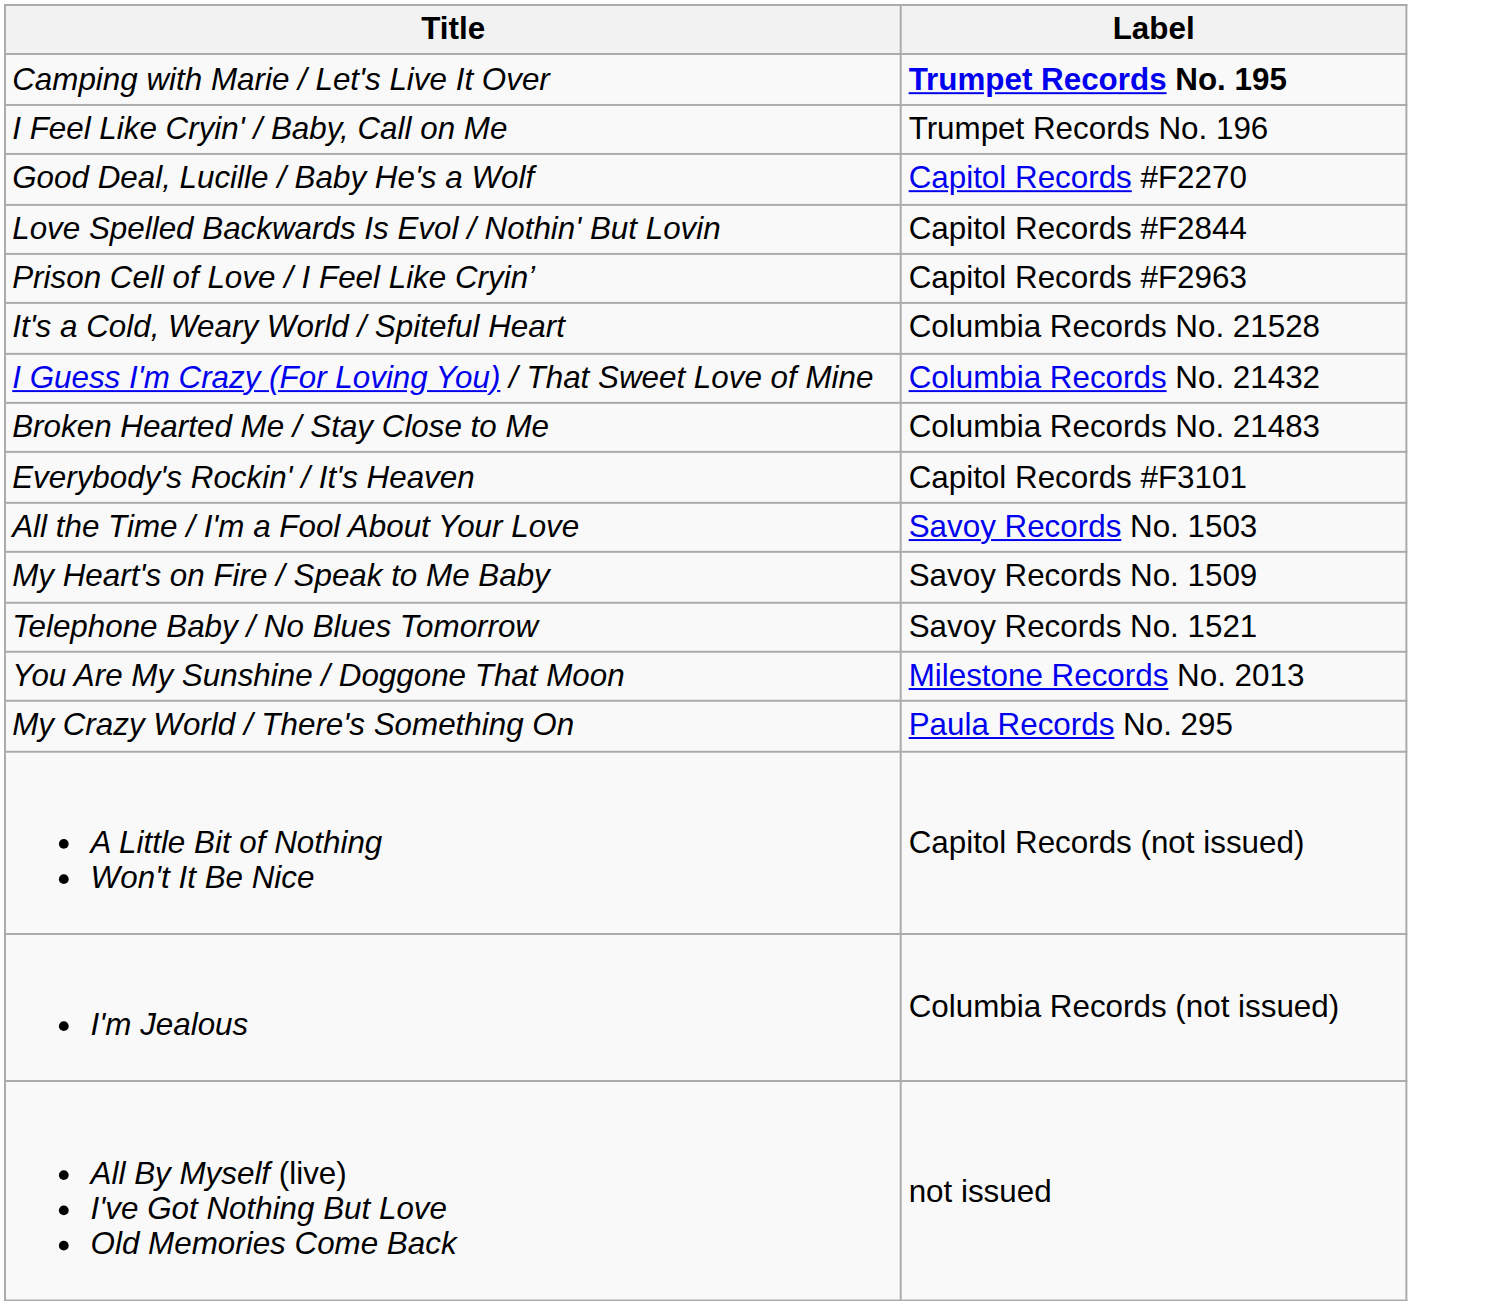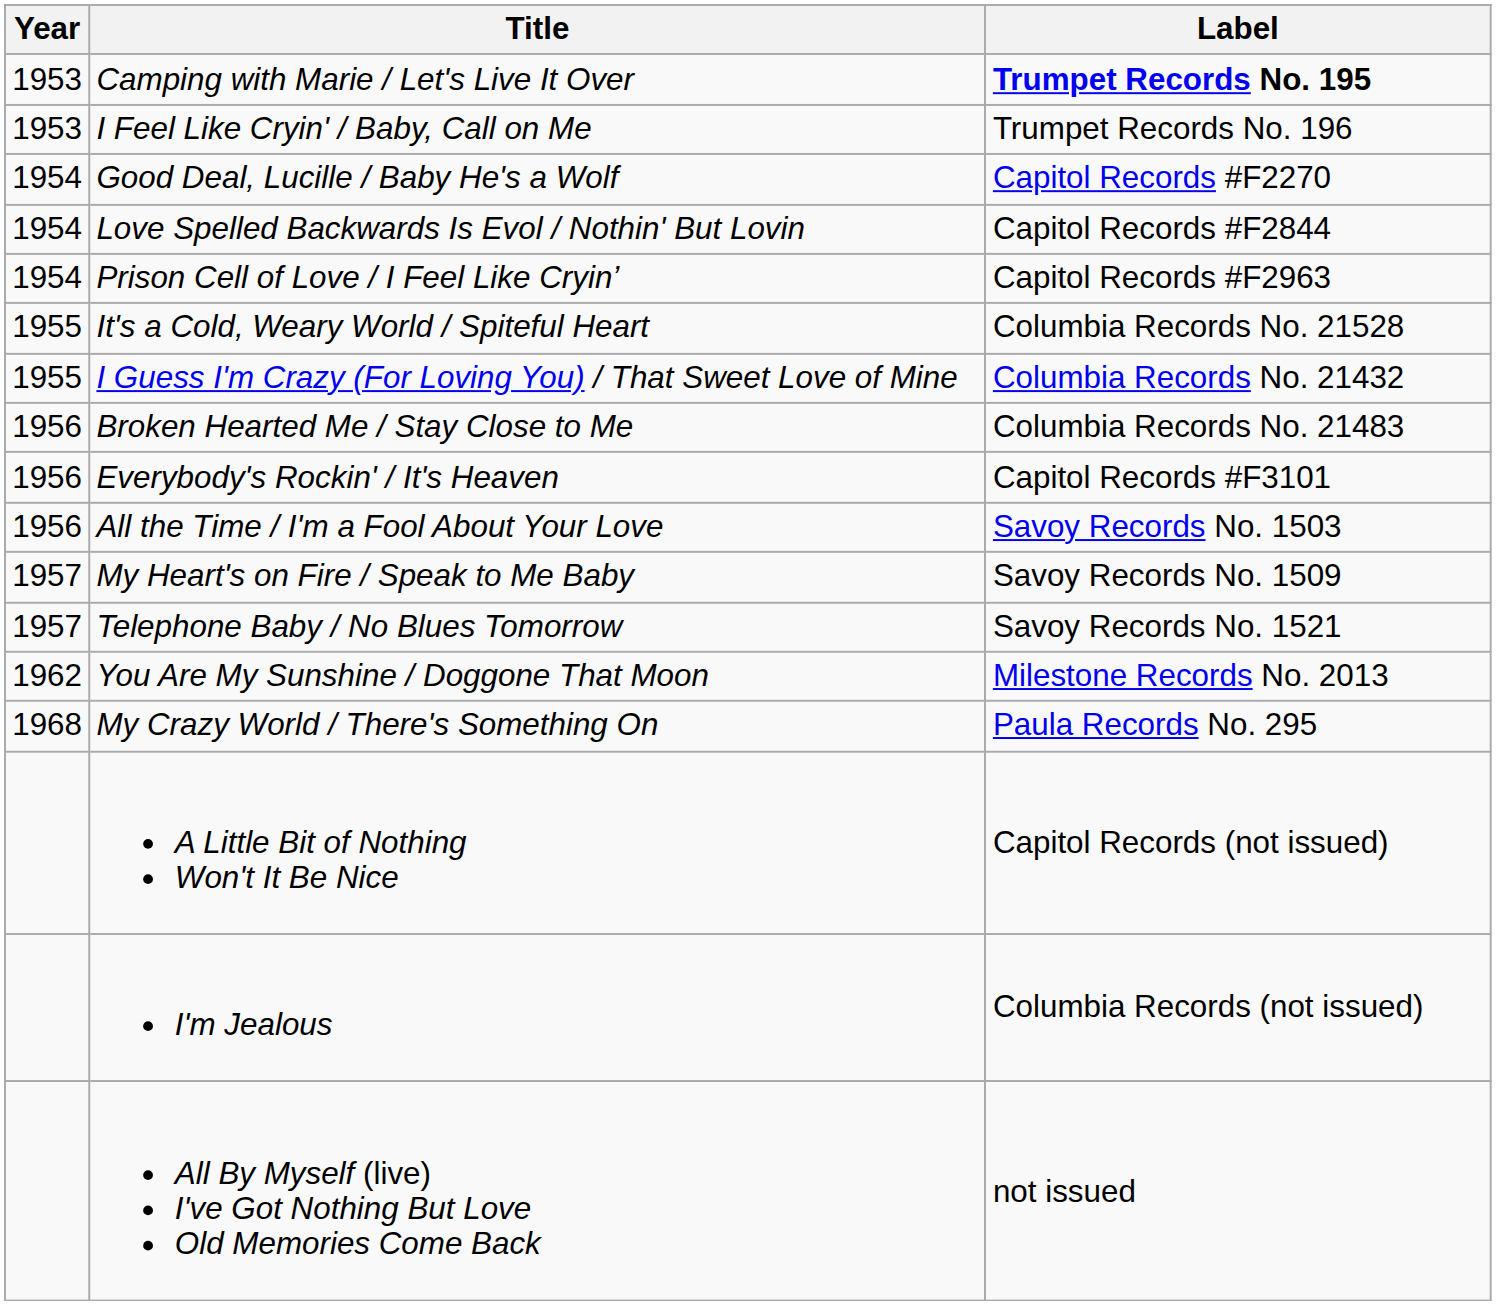+ column: (47, 29)
